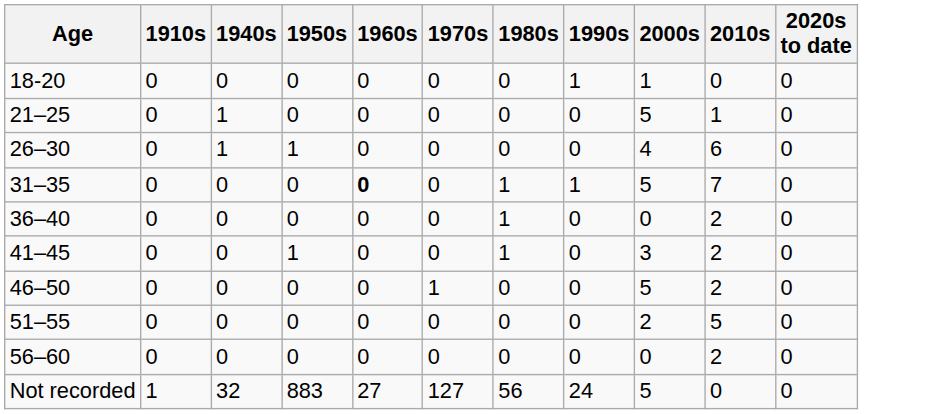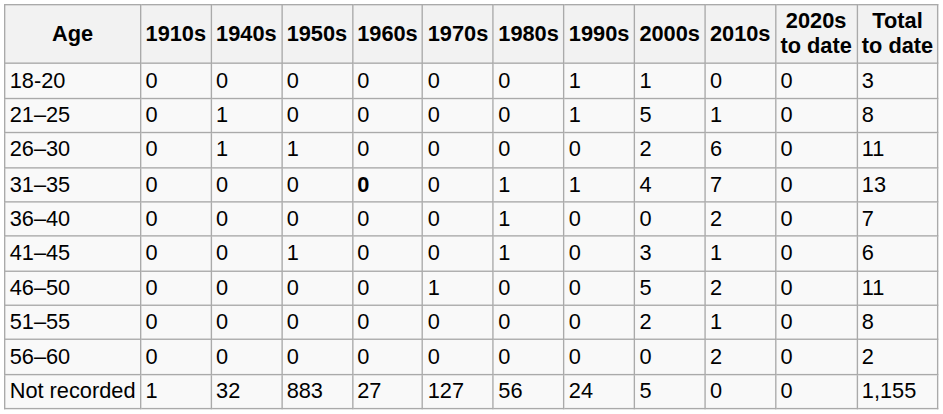+ column: (898, 33)
(575, 115) 0 -> (575, 115) 1
(645, 149) 4 -> (645, 149) 2
(645, 184) 5 -> (645, 184) 4
(716, 253) 2 -> (716, 253) 1
(716, 322) 5 -> (716, 322) 1
